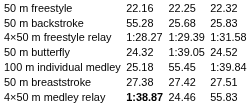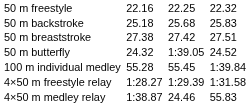(140, 23) 55.28 -> (140, 23) 25.18
rows swapped: (48, 83) <-> (58, 38)
(140, 68) 25.18 -> (140, 68) 55.28
(145, 98) bold -> (144, 98) normal
